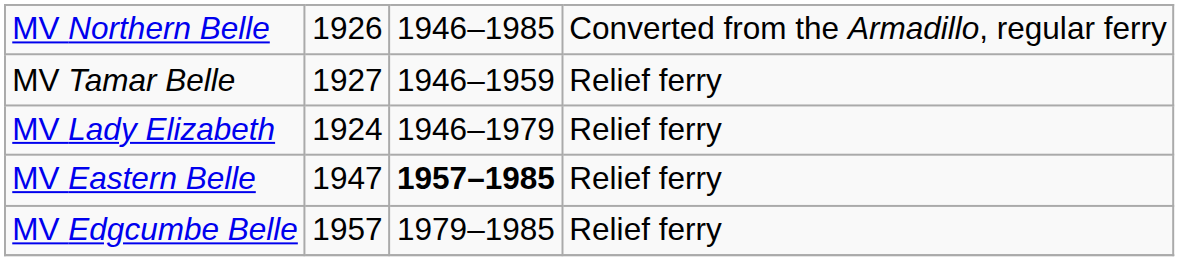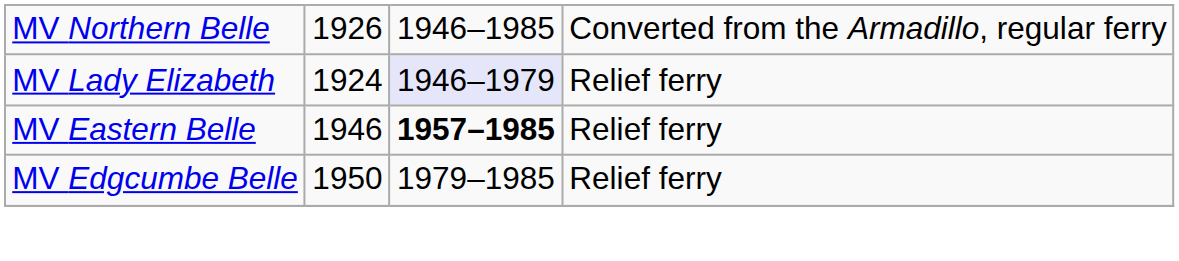- row: (124, 79)
(476, 129) no background -> (476, 79) lavender background
(347, 179) 1947 -> (347, 129) 1946
(347, 229) 1957 -> (347, 179) 1950
